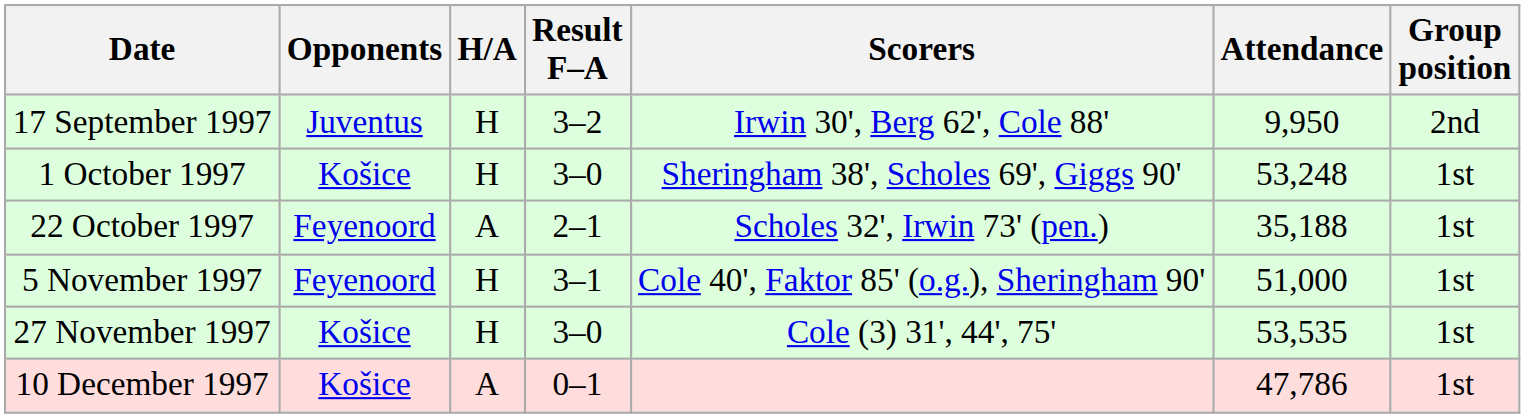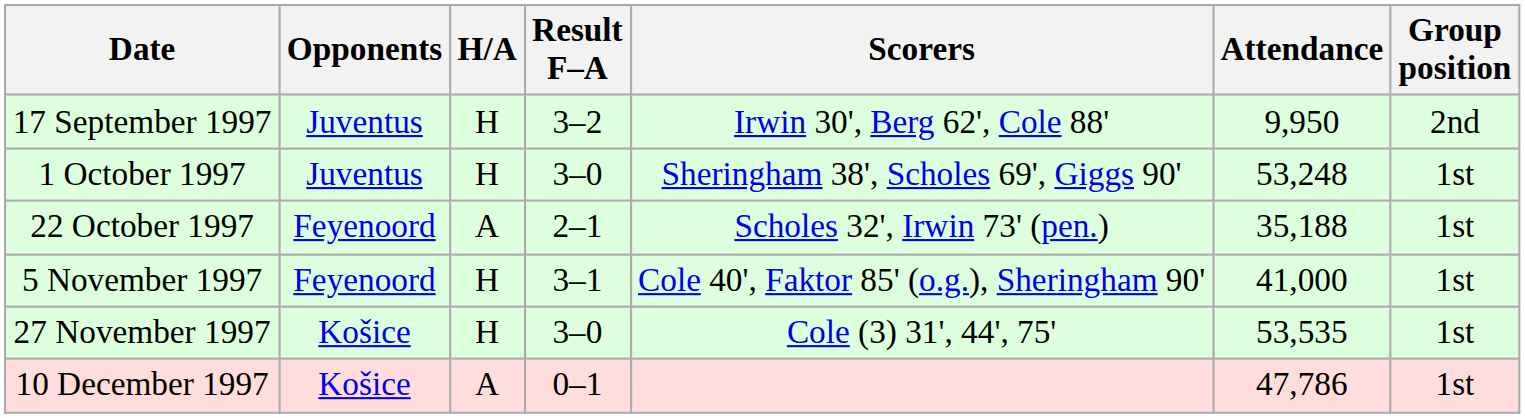(365, 173) Košice -> (365, 173) Juventus
(1302, 279) 51,000 -> (1302, 279) 41,000
